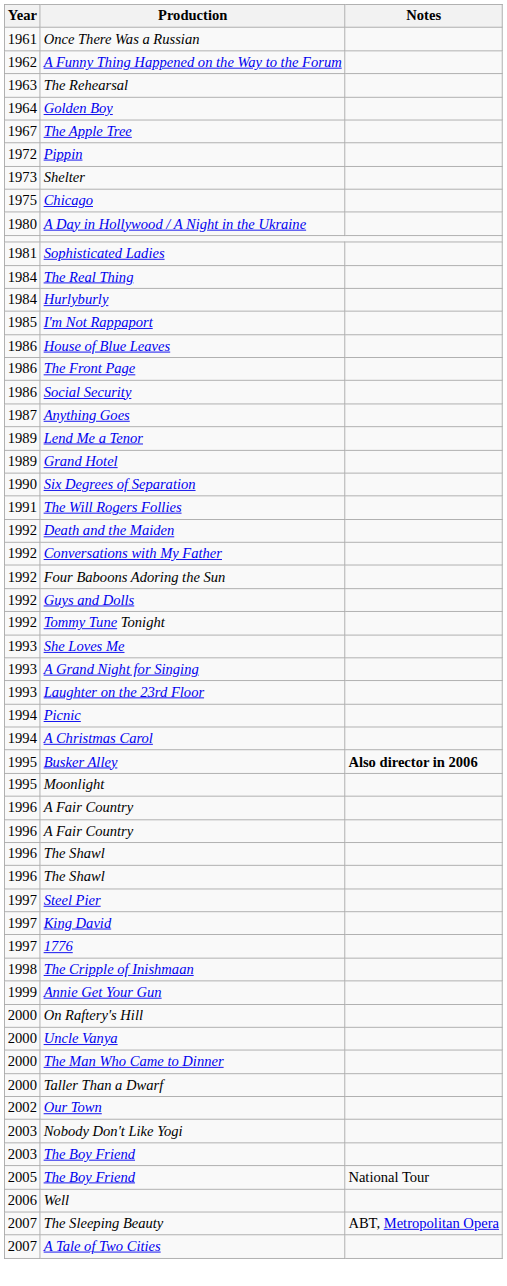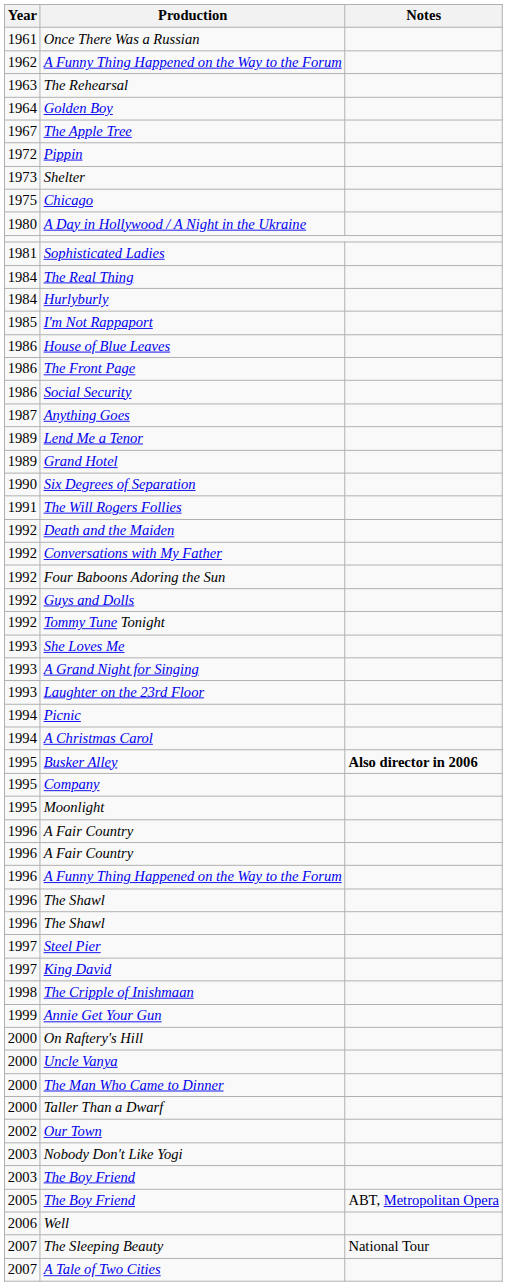+ row: (22, 784)
+ row: (22, 877)
- row: (22, 946)
(389, 1177) National Tour -> (424, 1200) ABT, Metropolitan Opera
(424, 1223) ABT, Metropolitan Opera -> (389, 1246) National Tour
